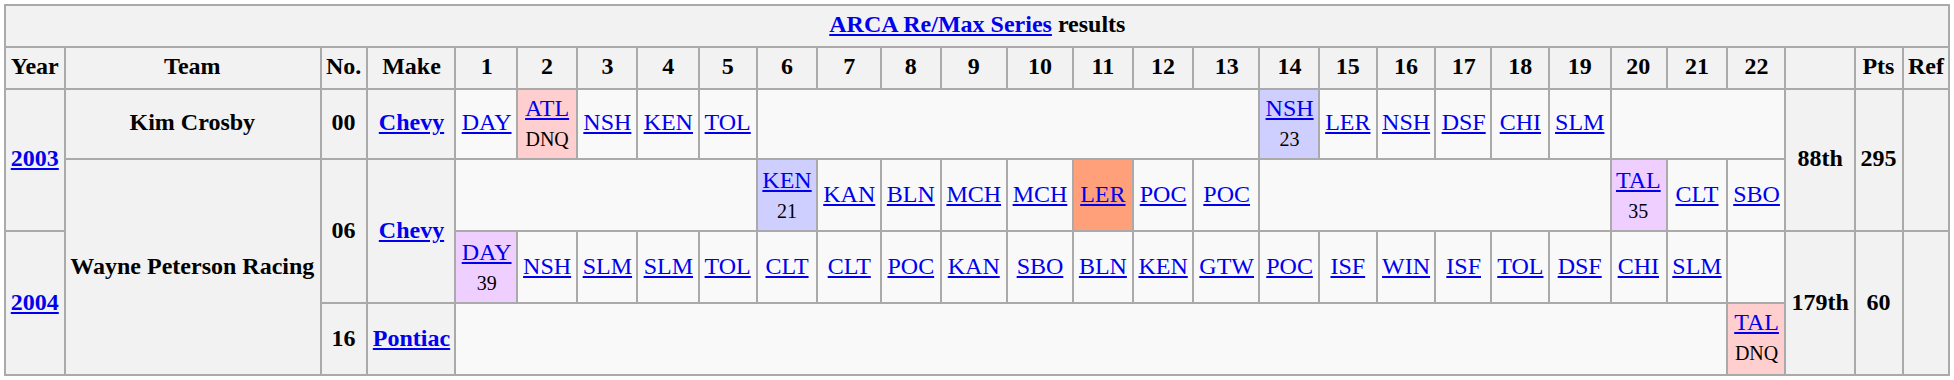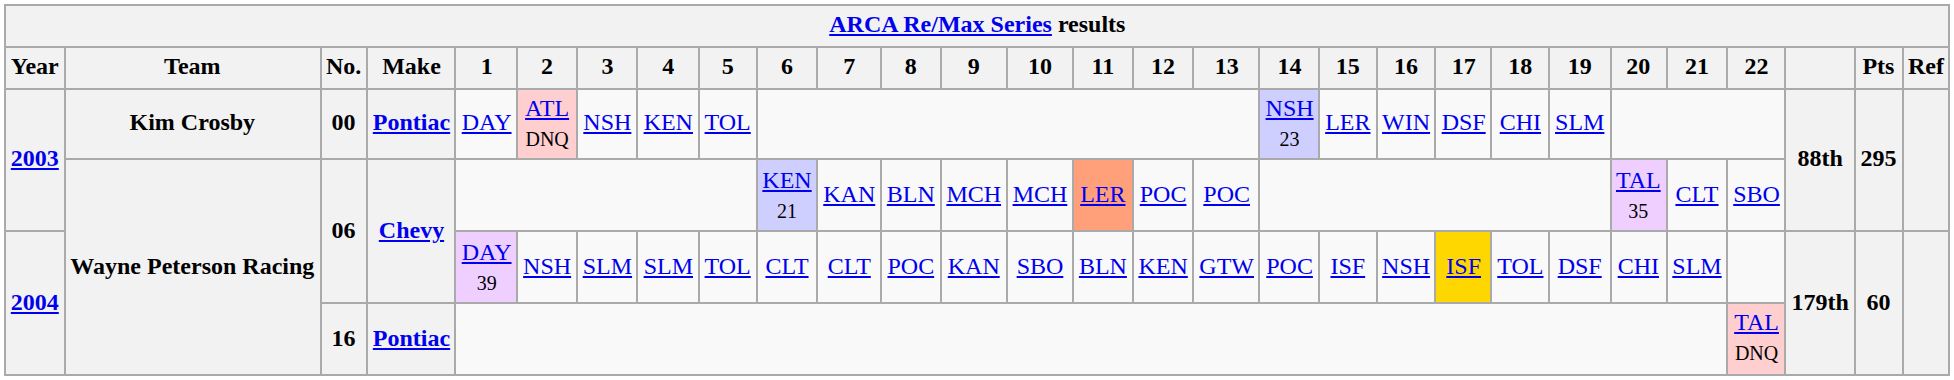(411, 123) Chevy -> (411, 123) Pontiac
(1406, 123) NSH -> (1406, 123) WIN
(1406, 266) WIN -> (1406, 266) NSH
(1464, 266) no background -> (1464, 266) gold background
